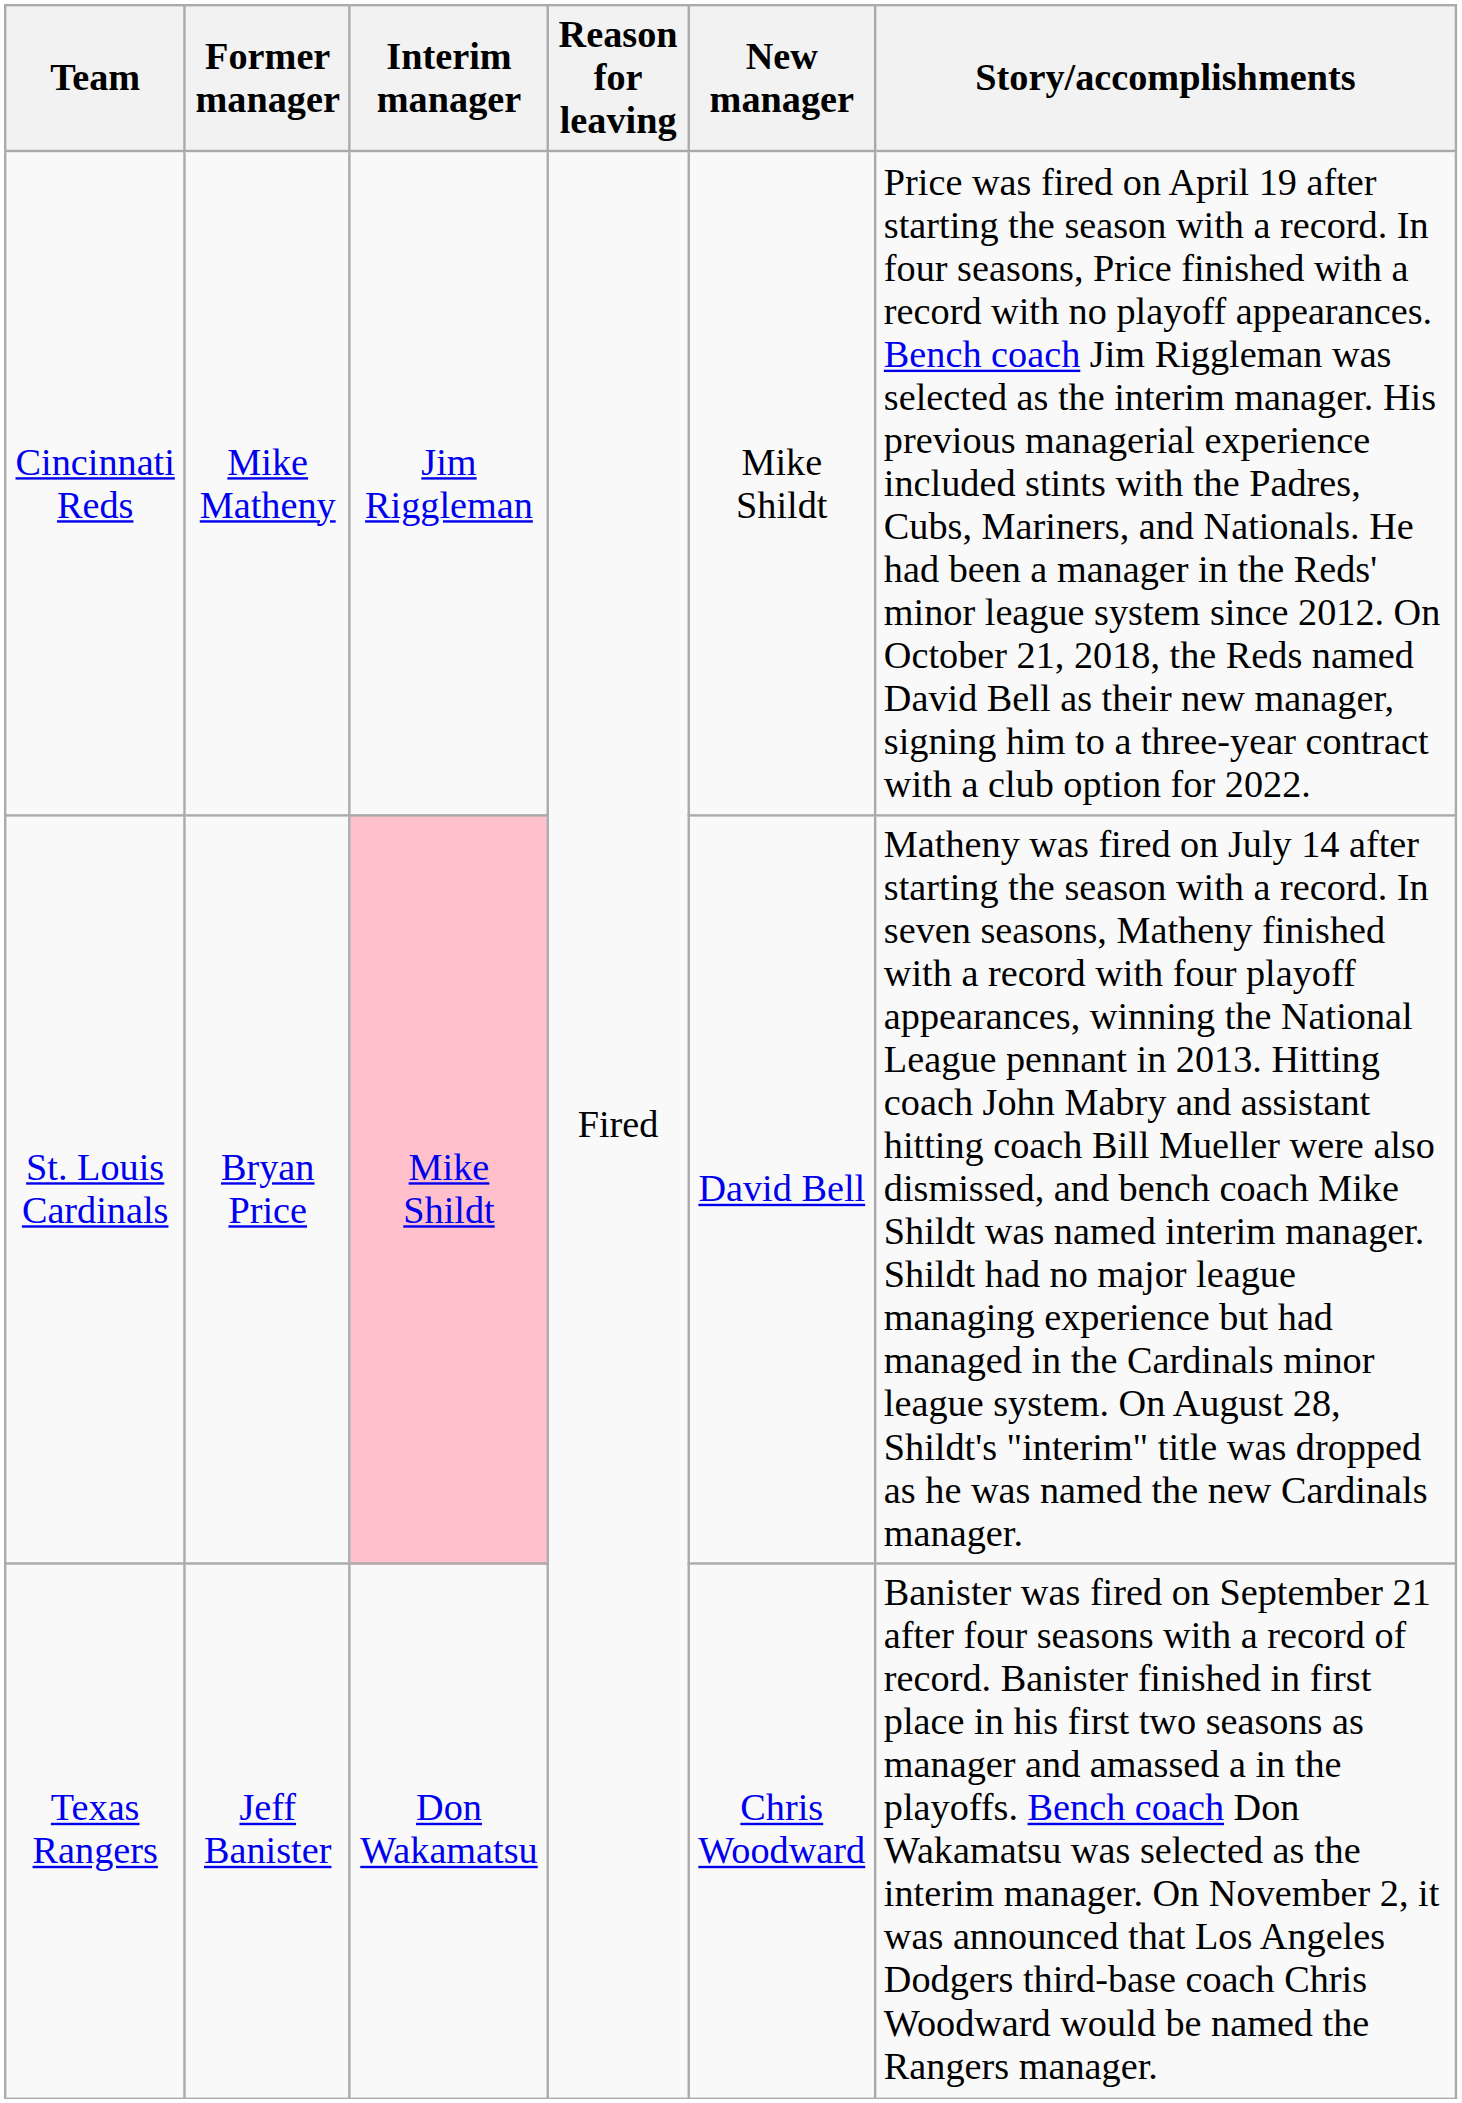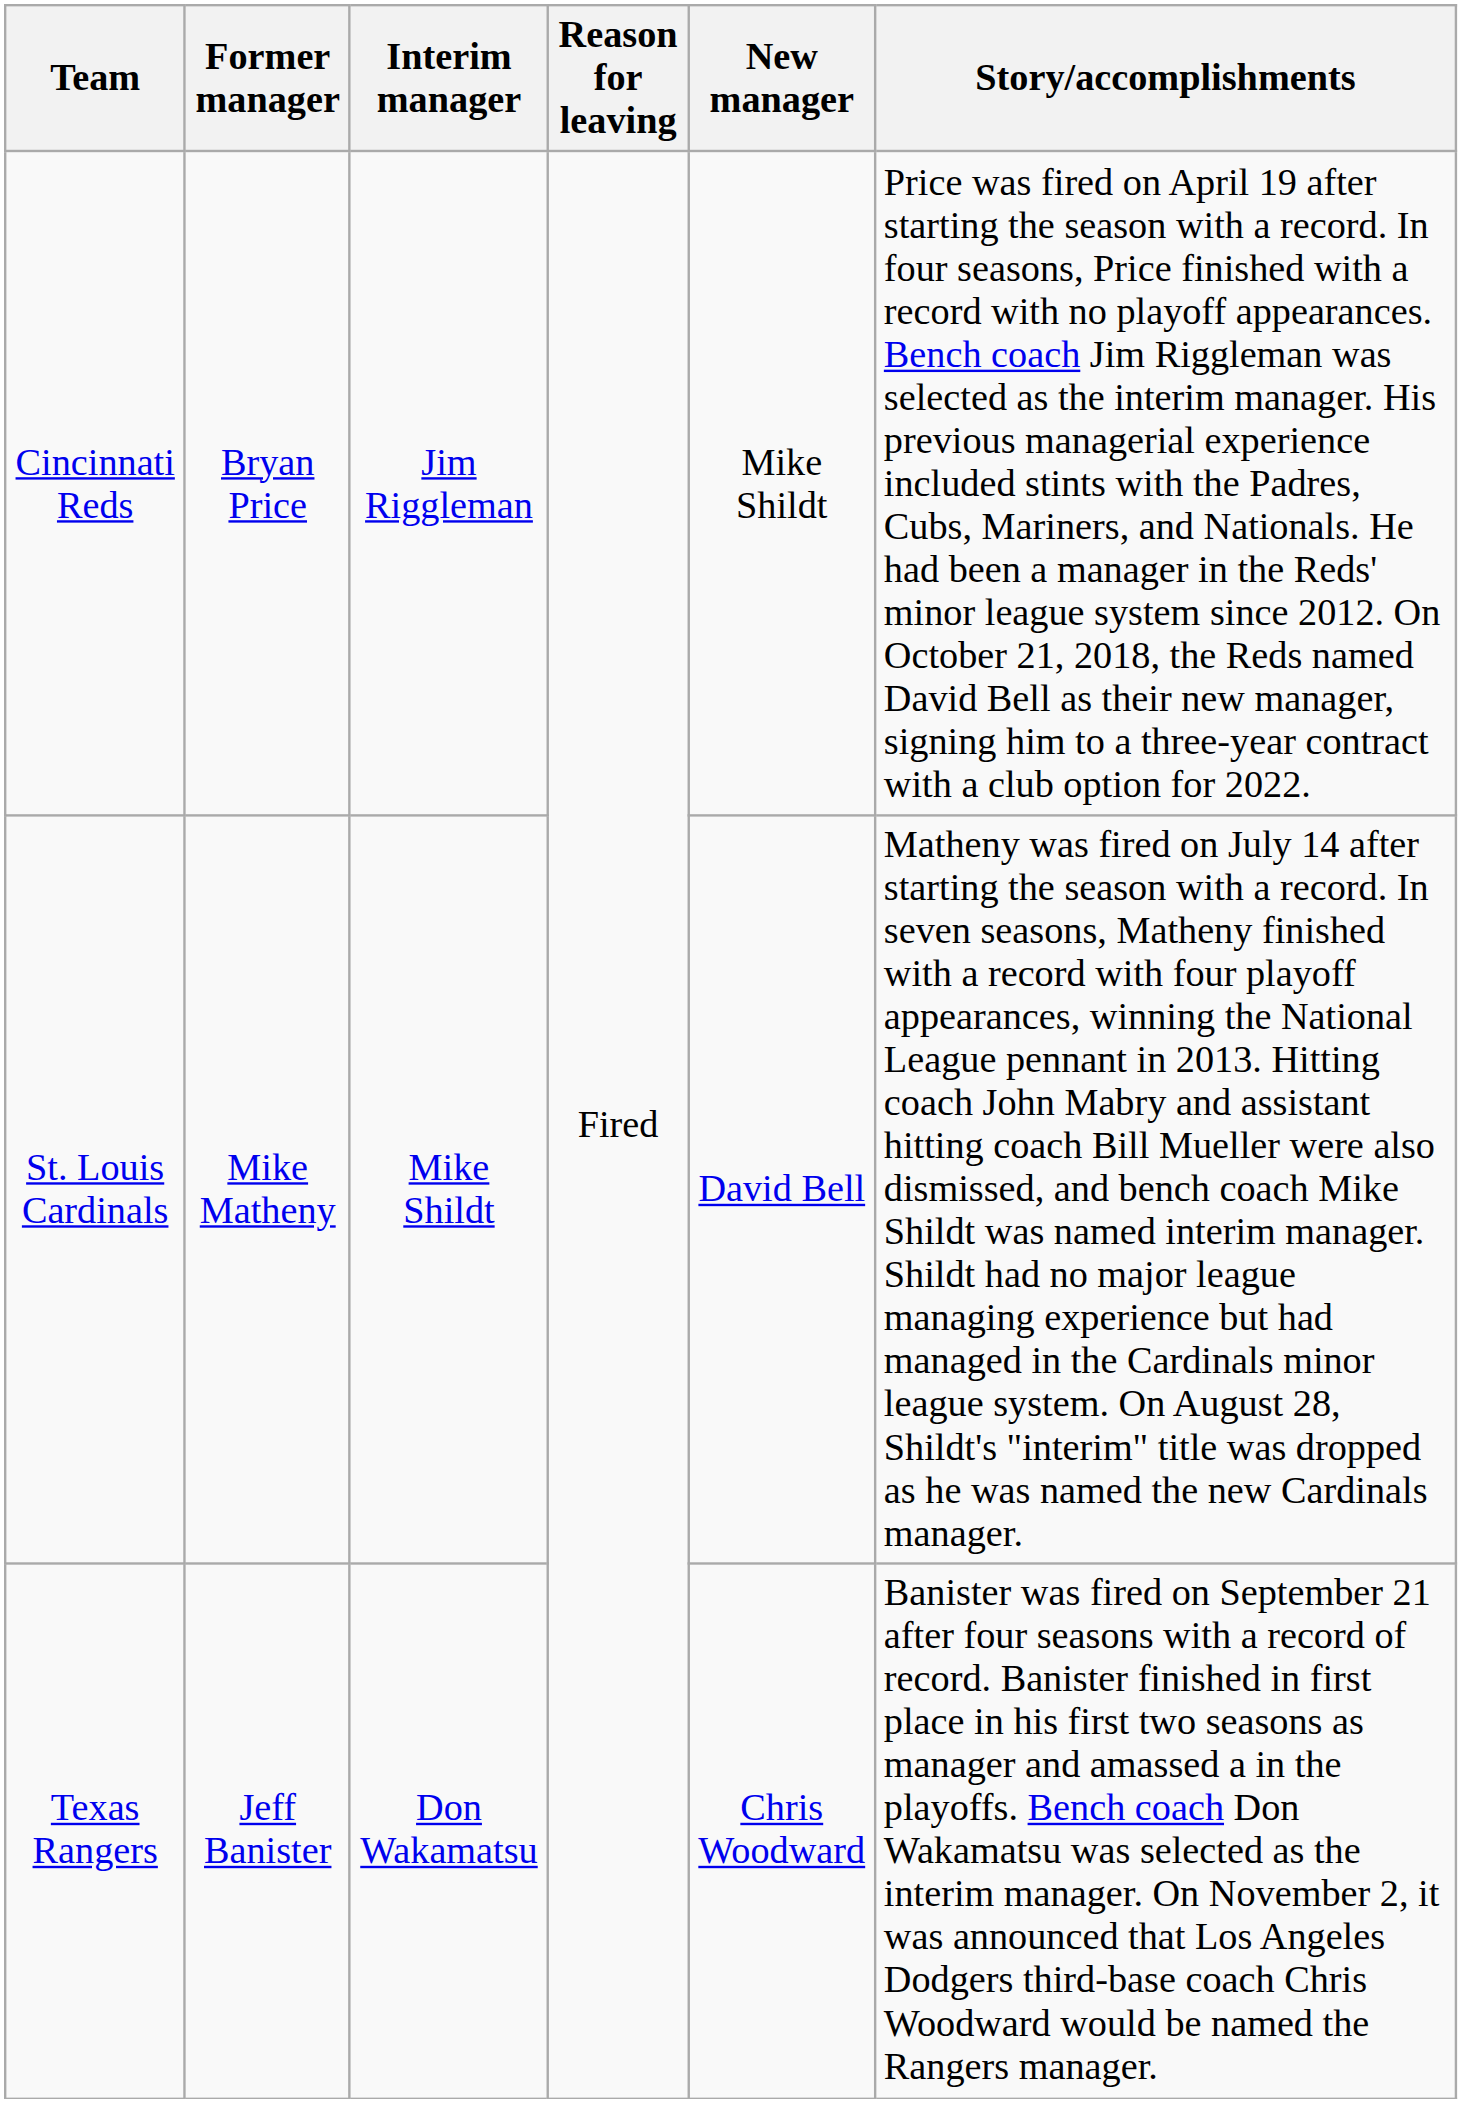(268, 482) Mike Matheny -> (268, 482) Bryan Price
(268, 1188) Bryan Price -> (268, 1188) Mike Matheny
(449, 1188) pink background -> (449, 1188) no background
